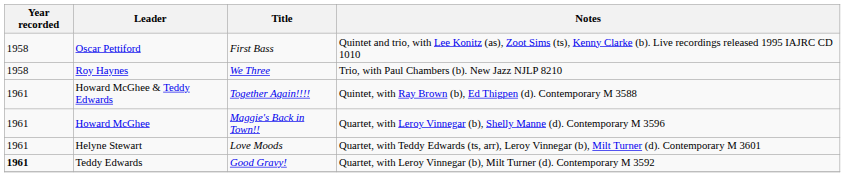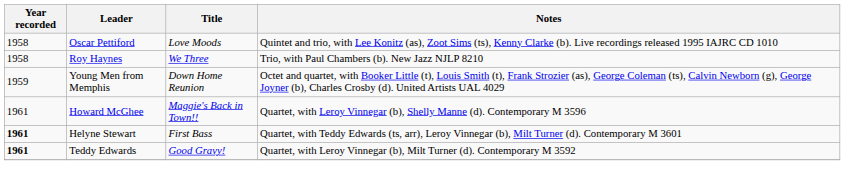(252, 48) First Bass -> (195, 42) Love Moods
+ row: (106, 82)
- row: (133, 94)
(18, 146) normal -> (18, 134) bold
(256, 146) Love Moods -> (190, 134) First Bass
